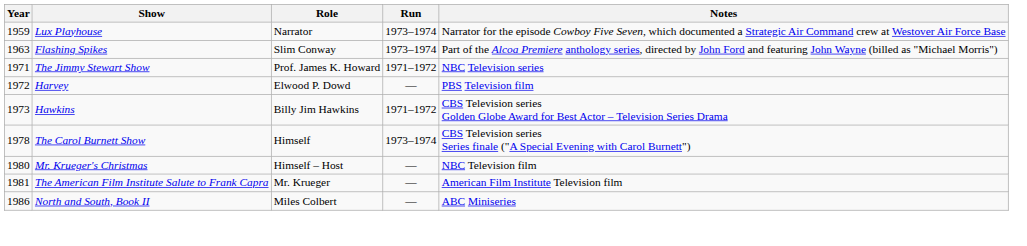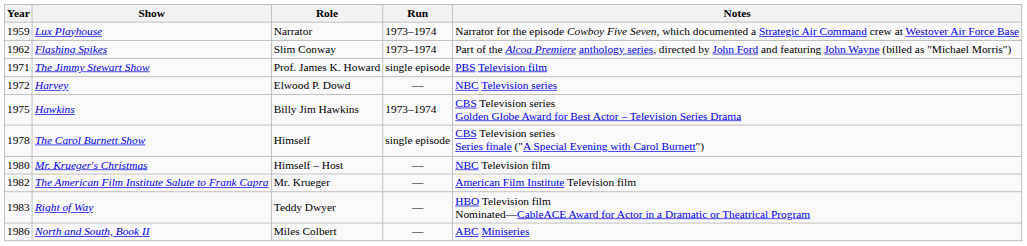(18, 49) 1963 -> (18, 49) 1962
(411, 67) 1971–1972 -> (418, 67) single episode
(493, 67) NBC Television series -> (501, 67) PBS Television film
(488, 85) PBS Television film -> (506, 85) NBC Television series
(18, 109) 1973 -> (18, 109) 1975
(411, 109) 1971–1972 -> (411, 109) 1973–1974
(411, 140) 1973–1974 -> (418, 140) single episode
(18, 183) 1981 -> (18, 183) 1982
+ row: (64, 207)
